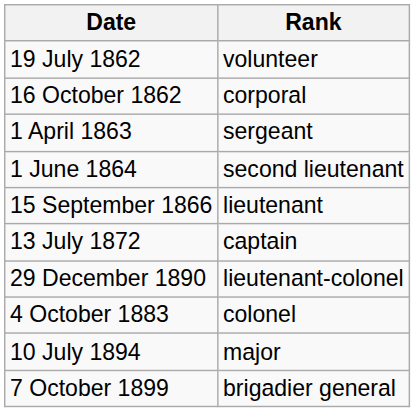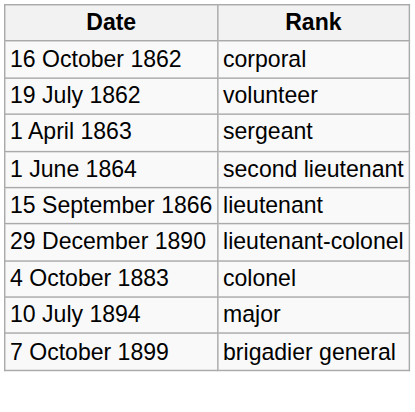rows swapped: (75, 59) <-> (96, 95)
- row: (75, 242)
